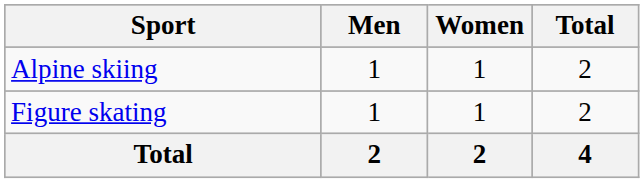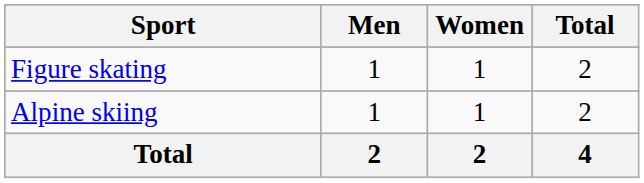rows swapped: (84, 68) <-> (89, 111)
